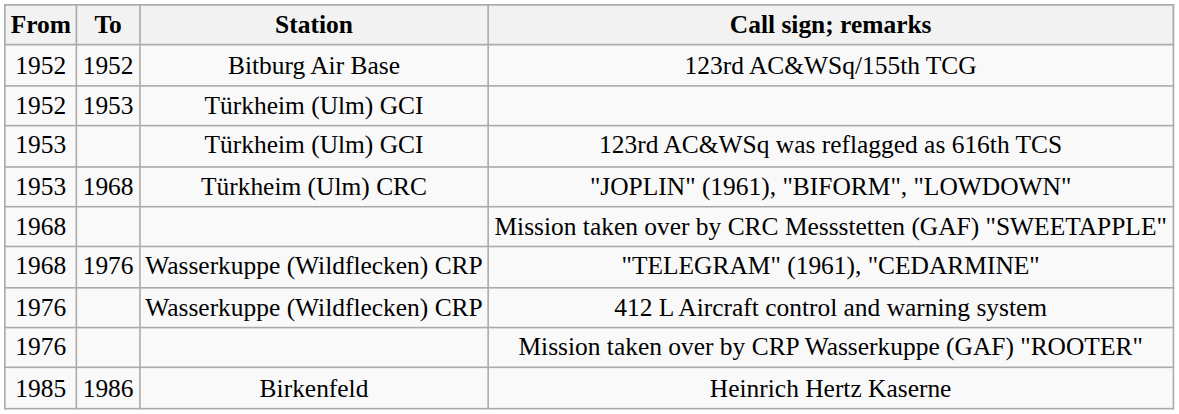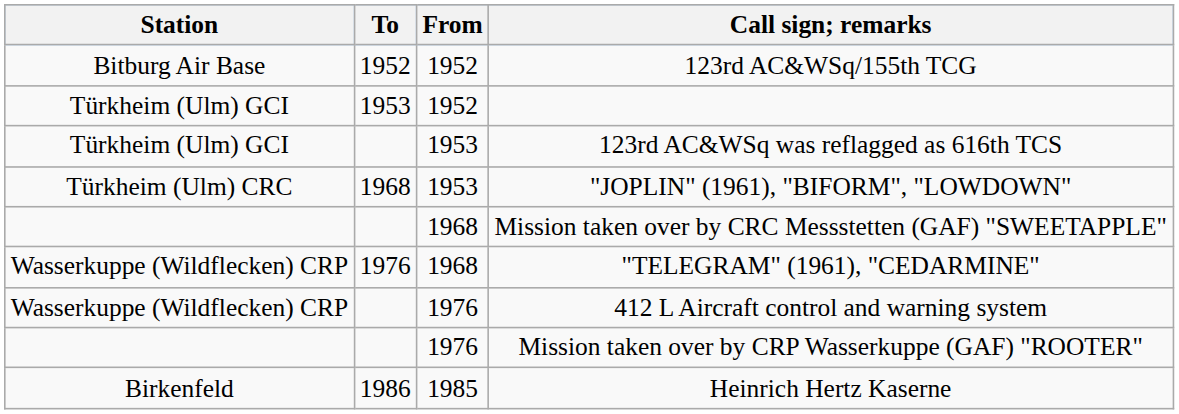columns swapped: (41, 24) <-> (314, 24)
